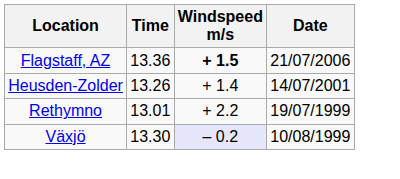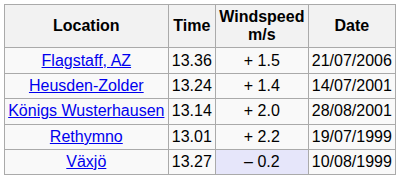(220, 60) bold -> (262, 60) normal
(150, 85) 13.26 -> (192, 85) 13.24
+ row: (86, 111)
(150, 136) 13.30 -> (192, 162) 13.27
